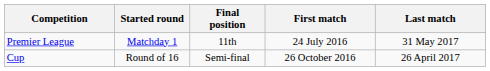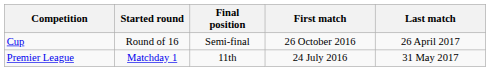rows swapped: (40, 41) <-> (16, 58)
